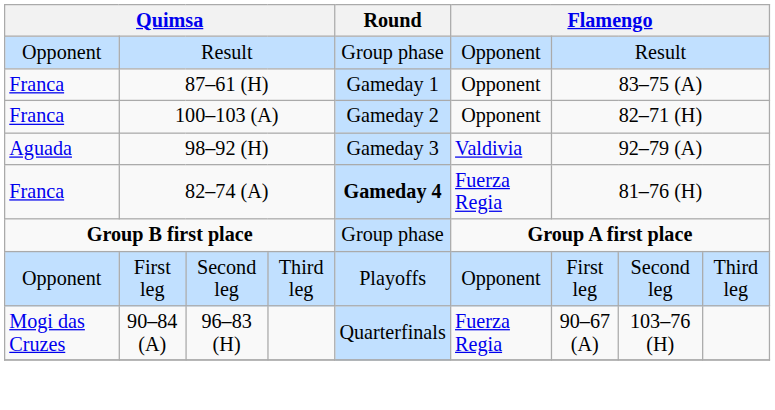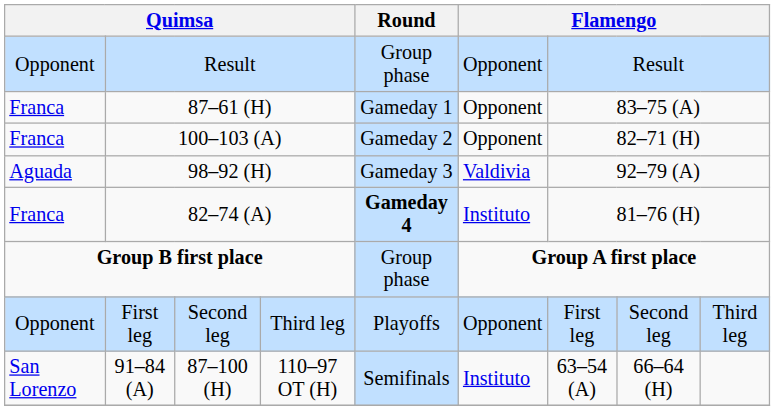(482, 191) Fuerza Regia -> (497, 214) Instituto
- row: (152, 332)
+ row: (140, 378)
